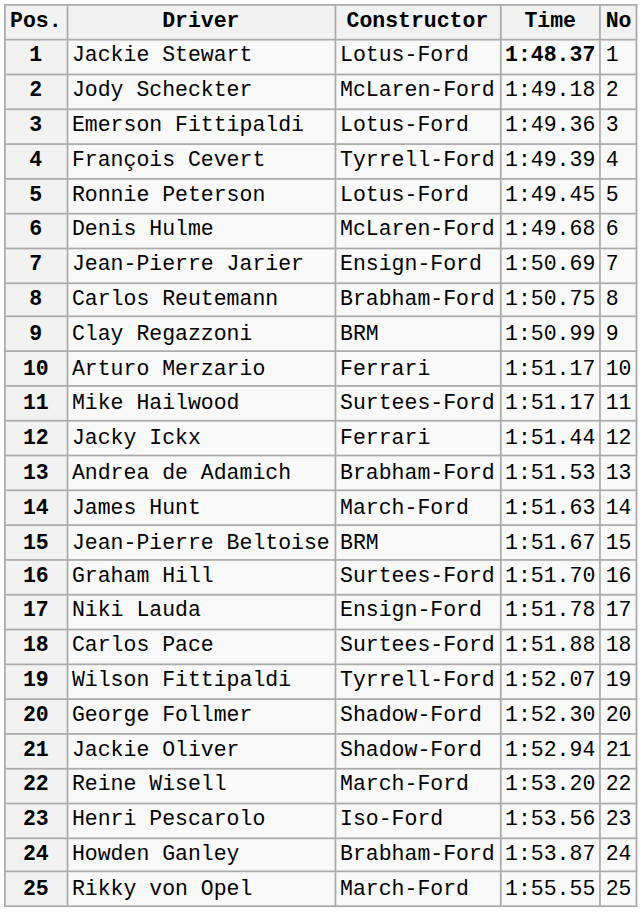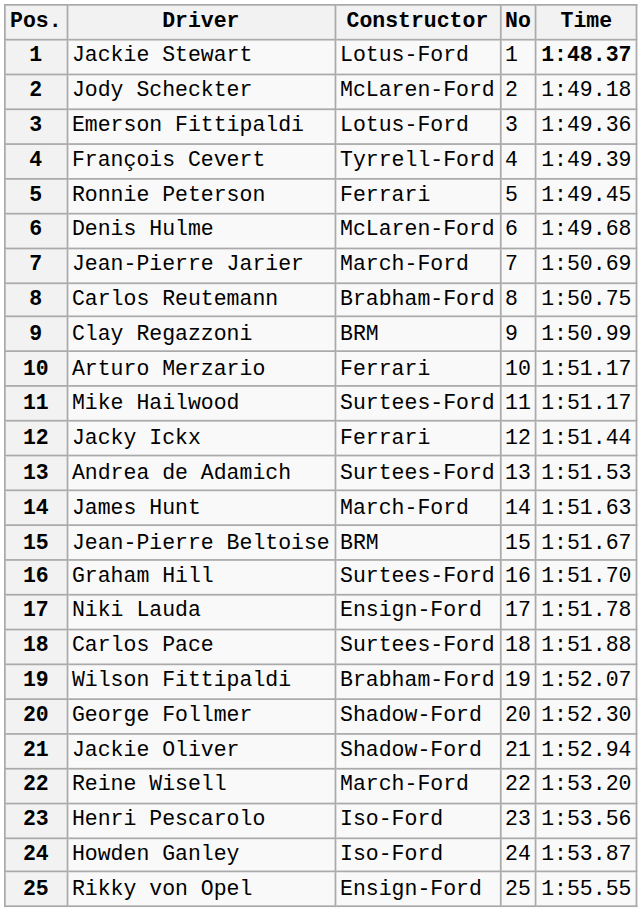columns swapped: (550, 23) <-> (619, 23)
(405, 196) Lotus-Ford -> (385, 196) Ferrari
(411, 265) Ensign-Ford -> (405, 265) March-Ford
(417, 474) Brabham-Ford -> (417, 474) Surtees-Ford
(417, 682) Tyrrell-Ford -> (417, 682) Brabham-Ford
(417, 855) Brabham-Ford -> (392, 855) Iso-Ford
(405, 890) March-Ford -> (411, 890) Ensign-Ford
